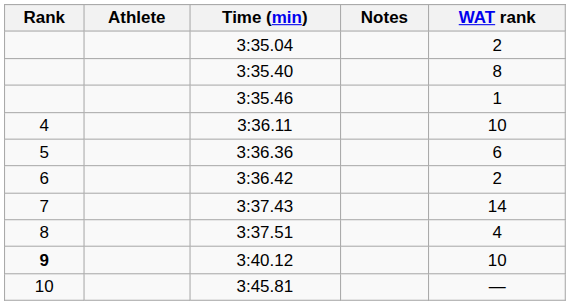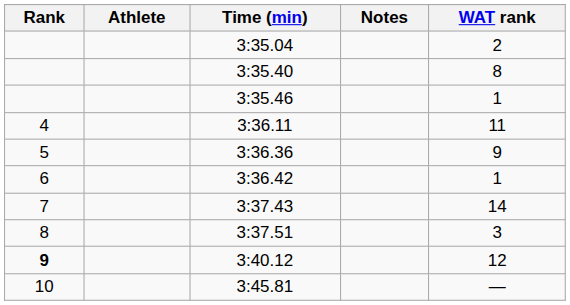(497, 125) 10 -> (497, 125) 11
(497, 152) 6 -> (497, 152) 9
(497, 179) 2 -> (497, 179) 1
(497, 233) 4 -> (497, 233) 3
(497, 260) 10 -> (497, 260) 12
